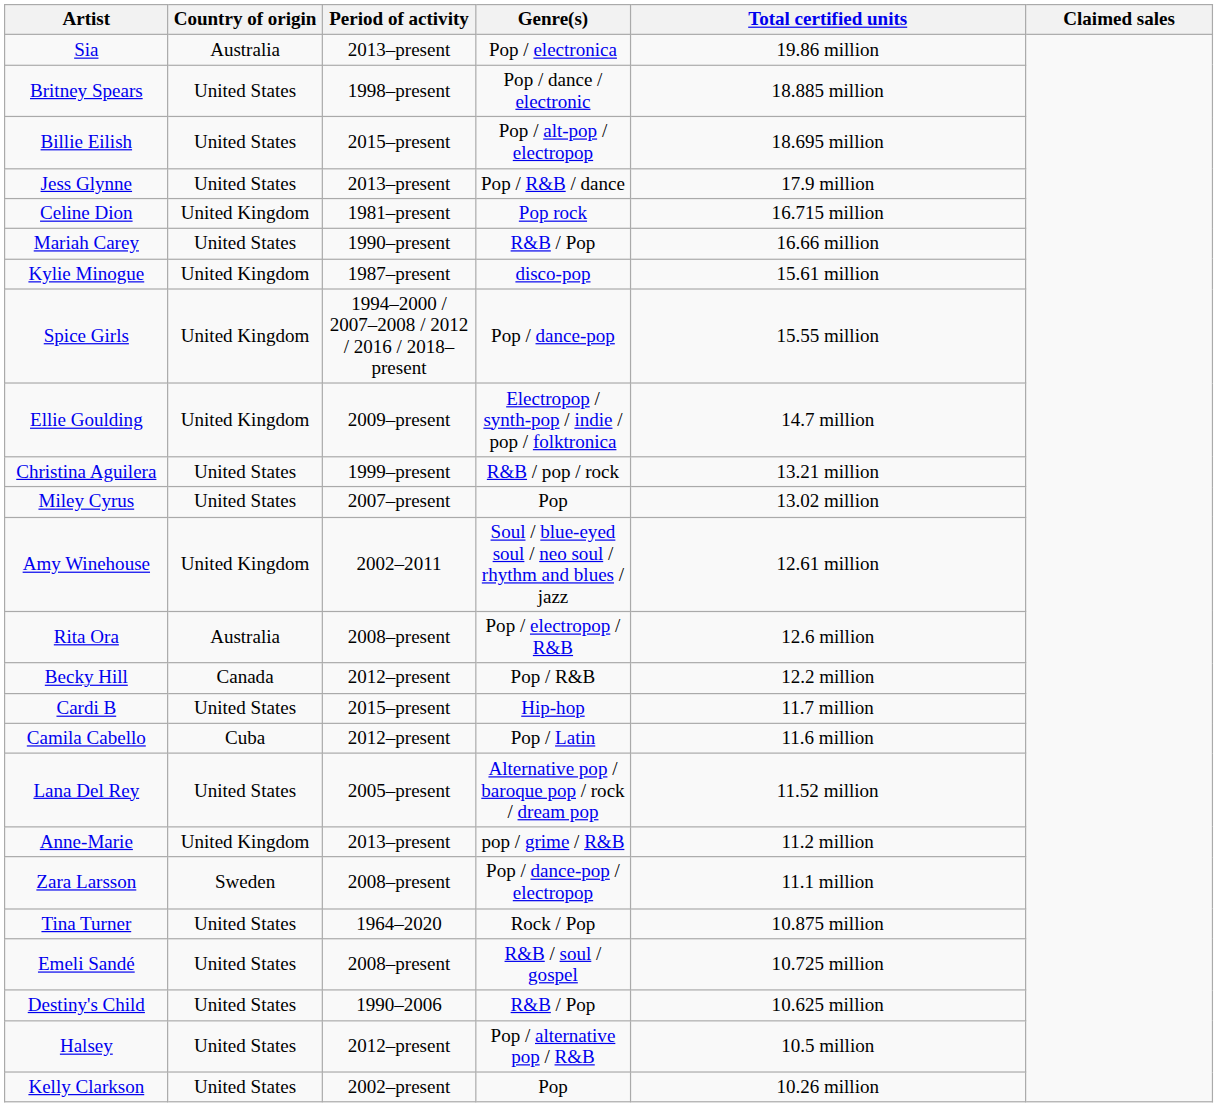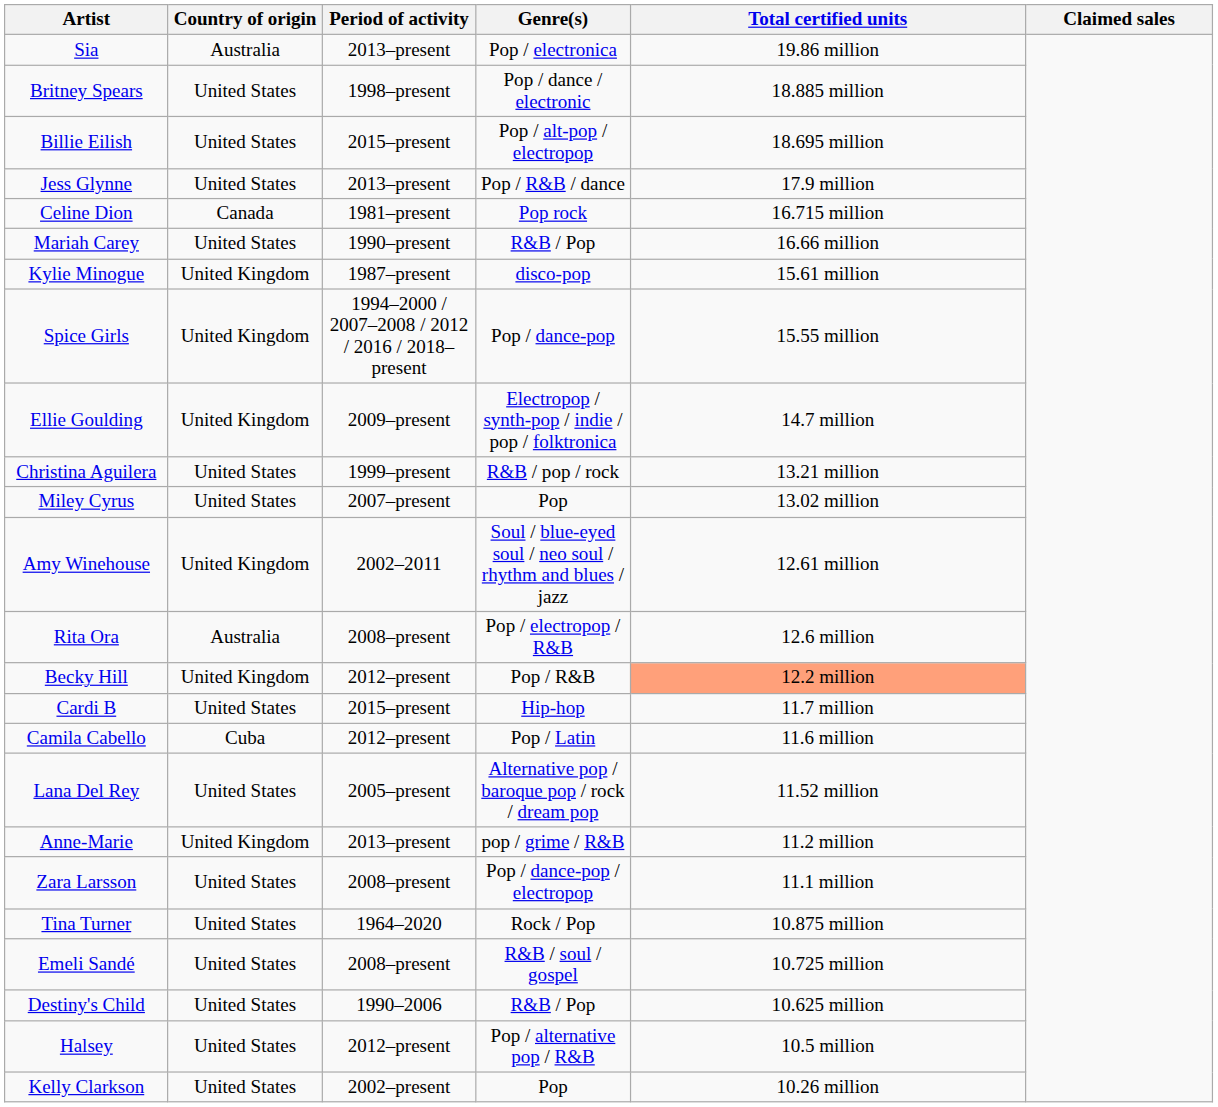(245, 213) United Kingdom -> (245, 213) Canada
(245, 677) Canada -> (245, 677) United Kingdom
(828, 677) no background -> (828, 677) lightsalmon background
(245, 882) Sweden -> (245, 882) United States
